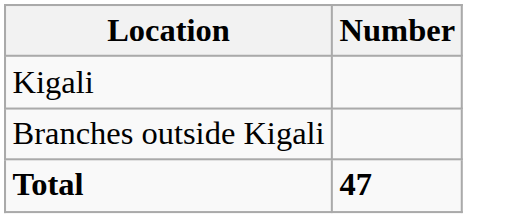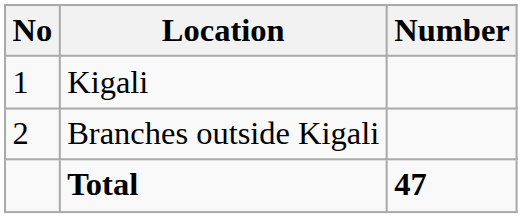+ column: (32, 30)
